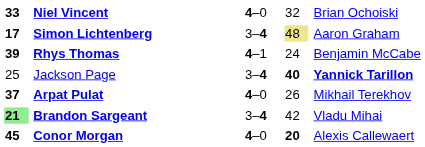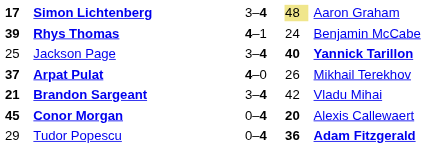- row: (71, 13)
(12, 115) lightgreen background -> (12, 95) no background
(256, 136) 4–0 -> (256, 115) 0–4
+ row: (78, 136)
